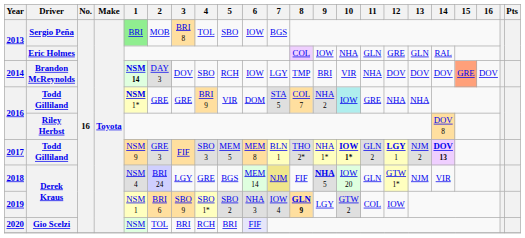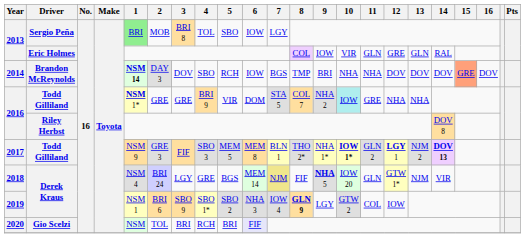(279, 32) BGS -> (279, 32) LGY
(349, 53) NHA -> (349, 53) VIR
(279, 74) LGY -> (279, 74) BGS
(349, 74) VIR -> (349, 74) NHA
